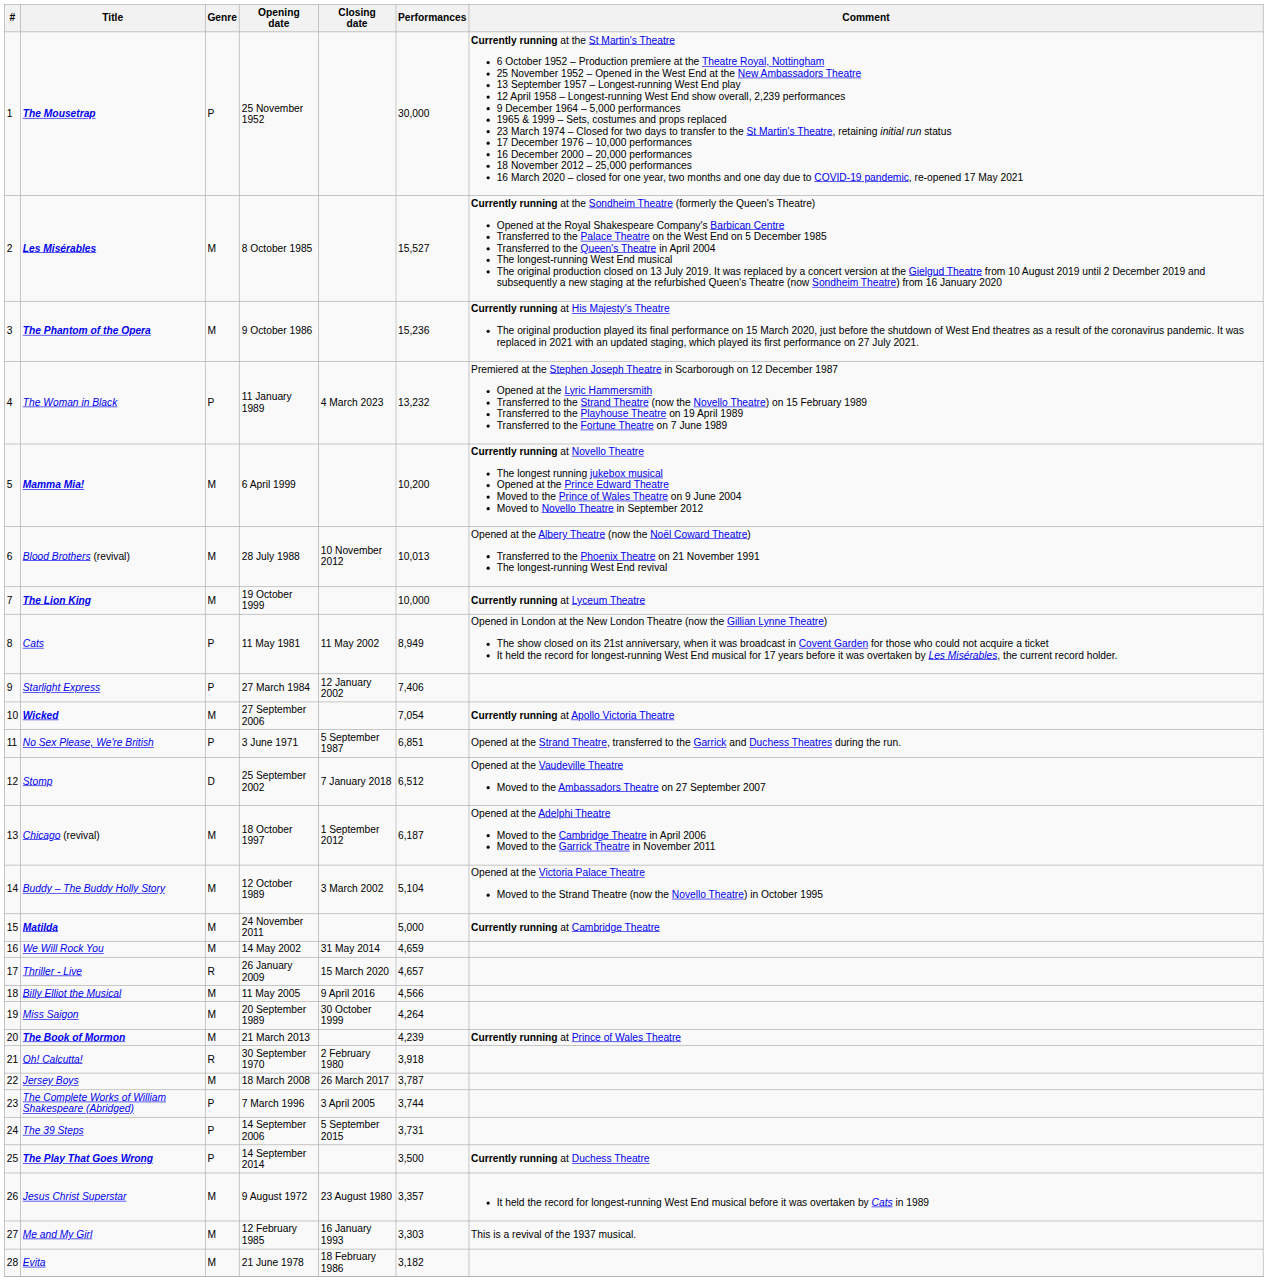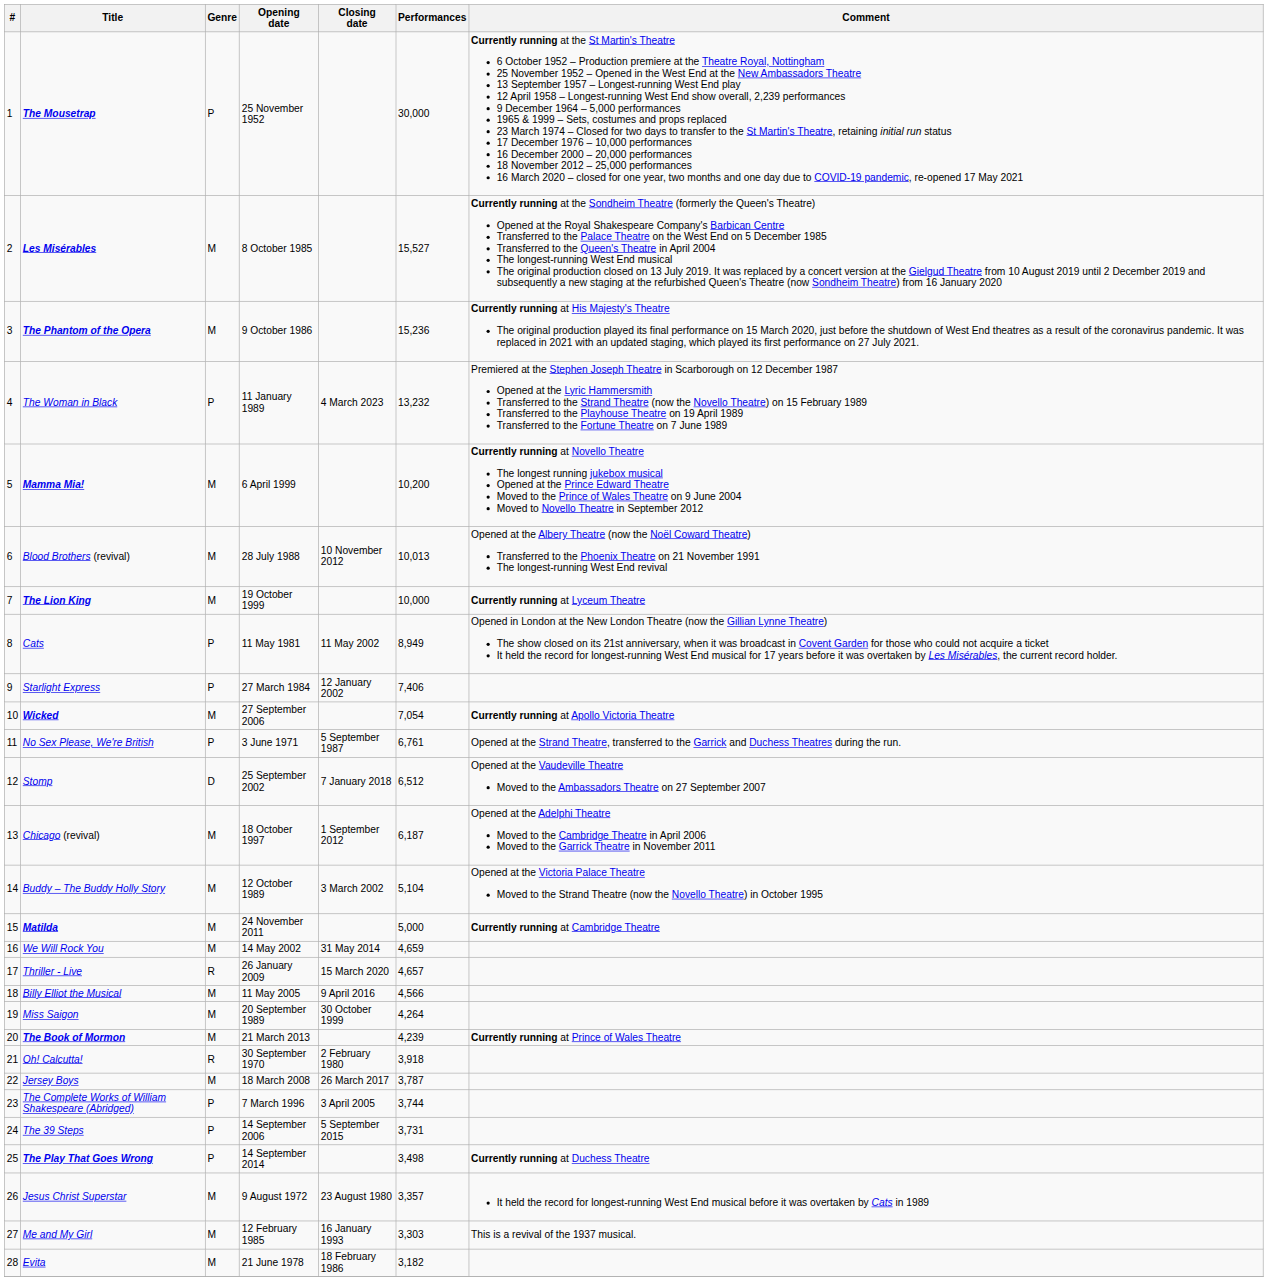(411, 743) 6,851 -> (411, 743) 6,761
(411, 1159) 3,500 -> (411, 1159) 3,498
